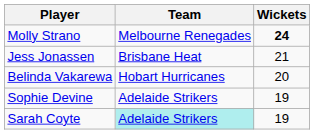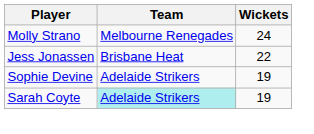(282, 35) bold -> (264, 35) normal
(282, 56) 21 -> (264, 56) 22
- row: (60, 77)
